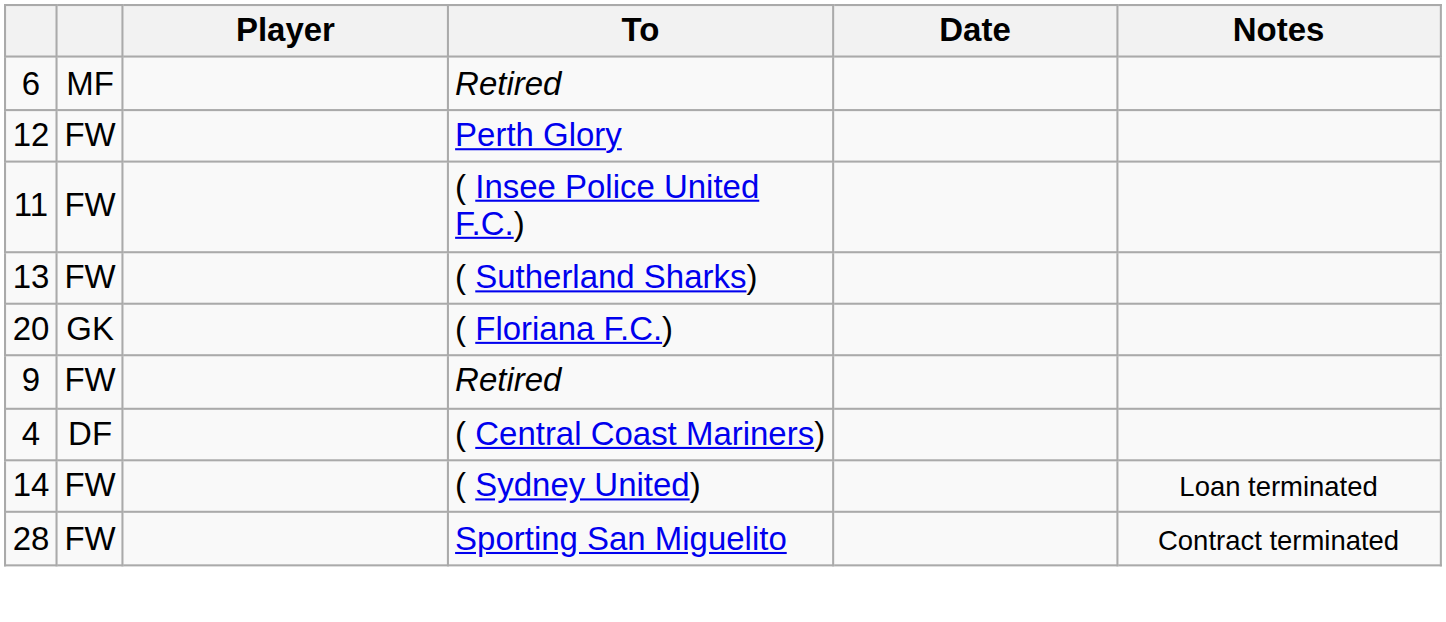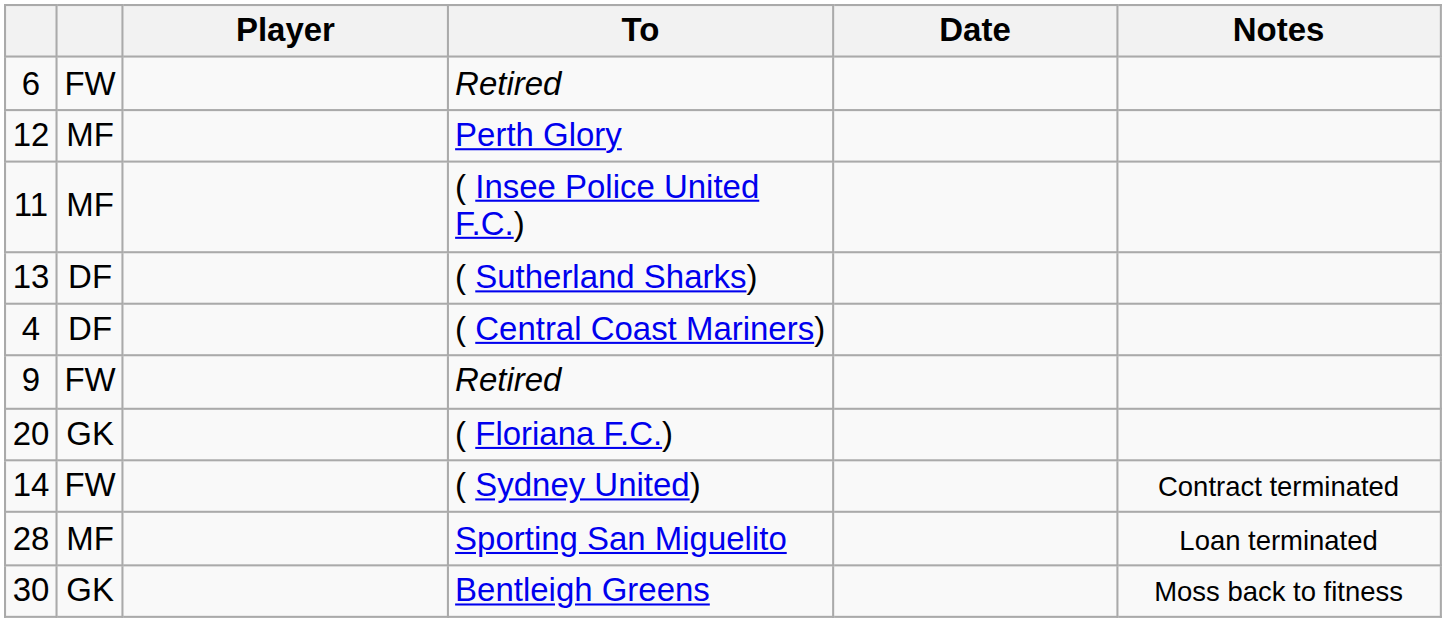(90, 82) MF -> (90, 82) FW
(90, 135) FW -> (90, 135) MF
(90, 205) FW -> (90, 205) MF
(90, 276) FW -> (90, 276) DF
rows swapped: (31, 329) <-> (31, 433)
(1279, 487) Loan terminated -> (1279, 487) Contract terminated
(90, 538) FW -> (90, 538) MF
(1279, 540) Contract terminated -> (1279, 540) Loan terminated
+ row: (31, 590)
